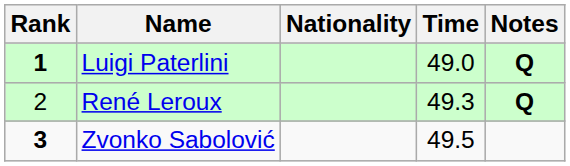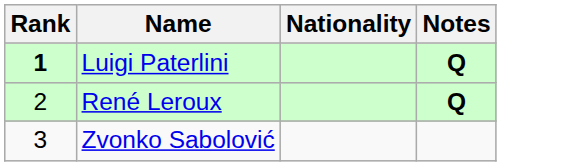- column: (451, 23)
(40, 140) bold -> (40, 140) normal
